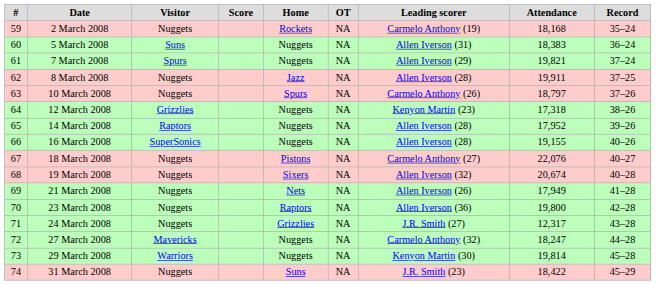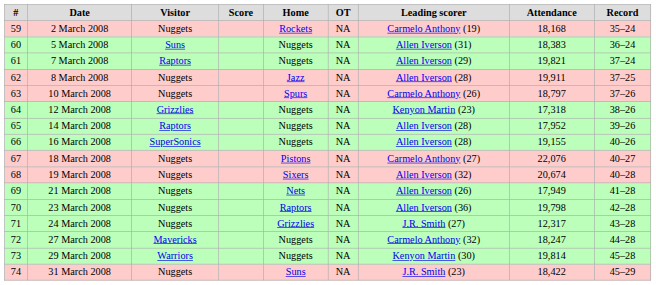(175, 61) Spurs -> (175, 61) Raptors
(552, 207) 19,800 -> (552, 207) 19,798
